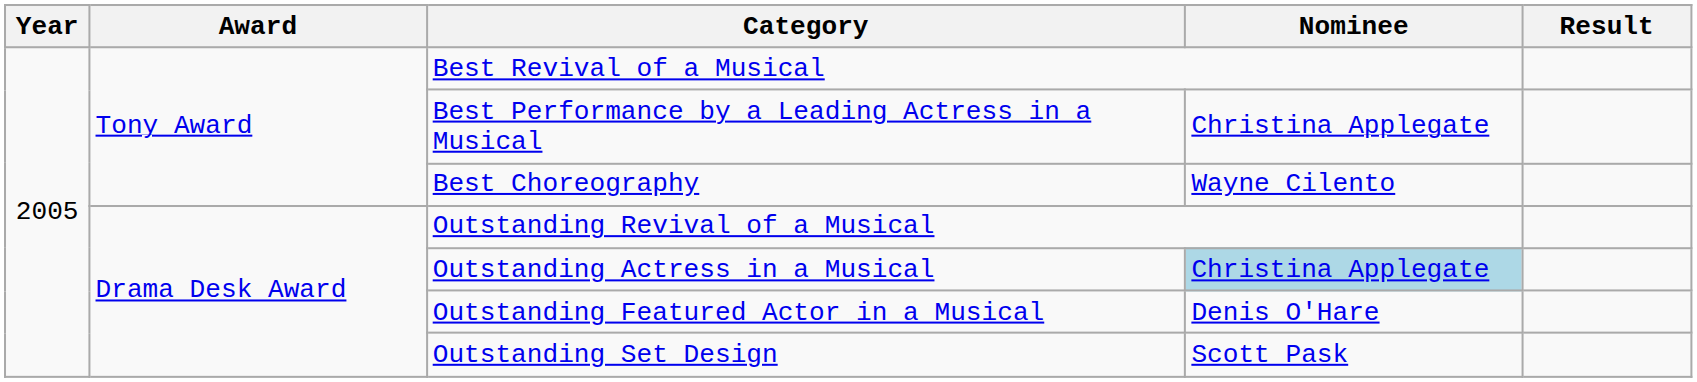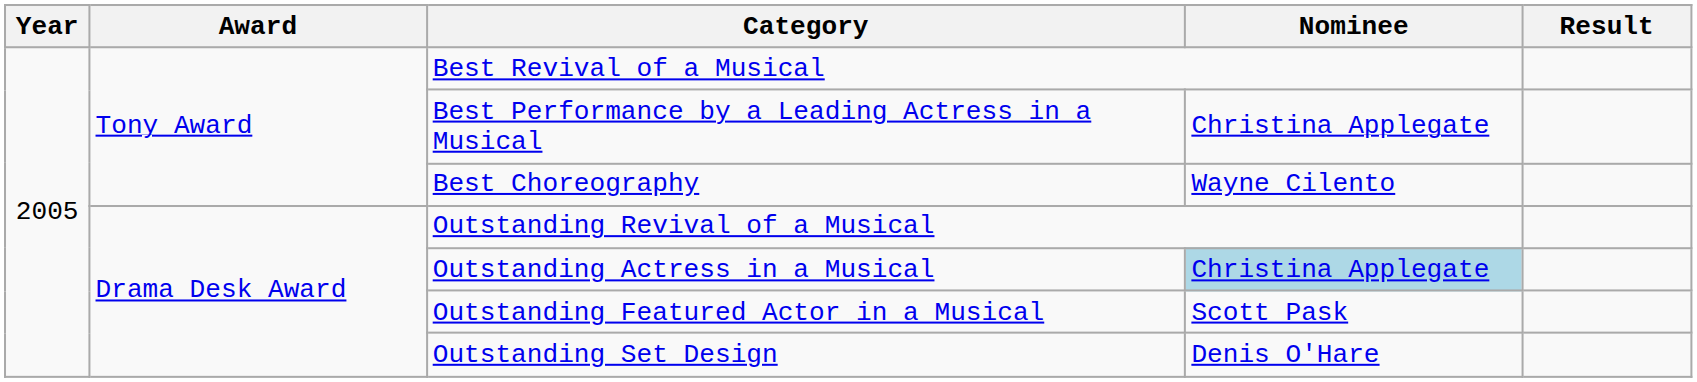(1285, 312) Denis O'Hare -> (1270, 312) Scott Pask
(1270, 355) Scott Pask -> (1285, 355) Denis O'Hare
